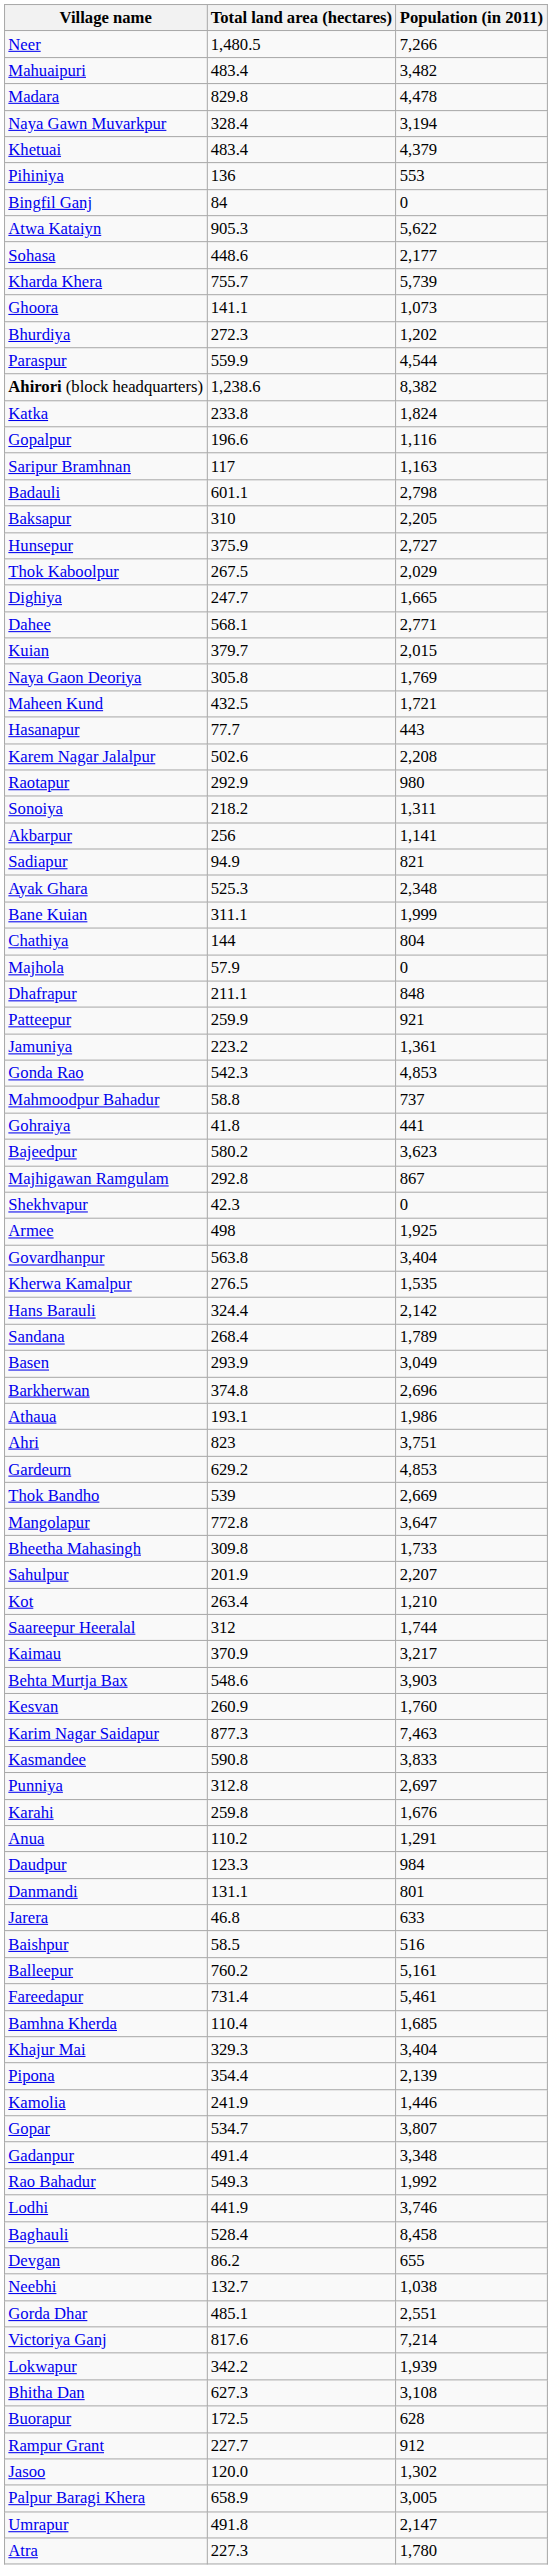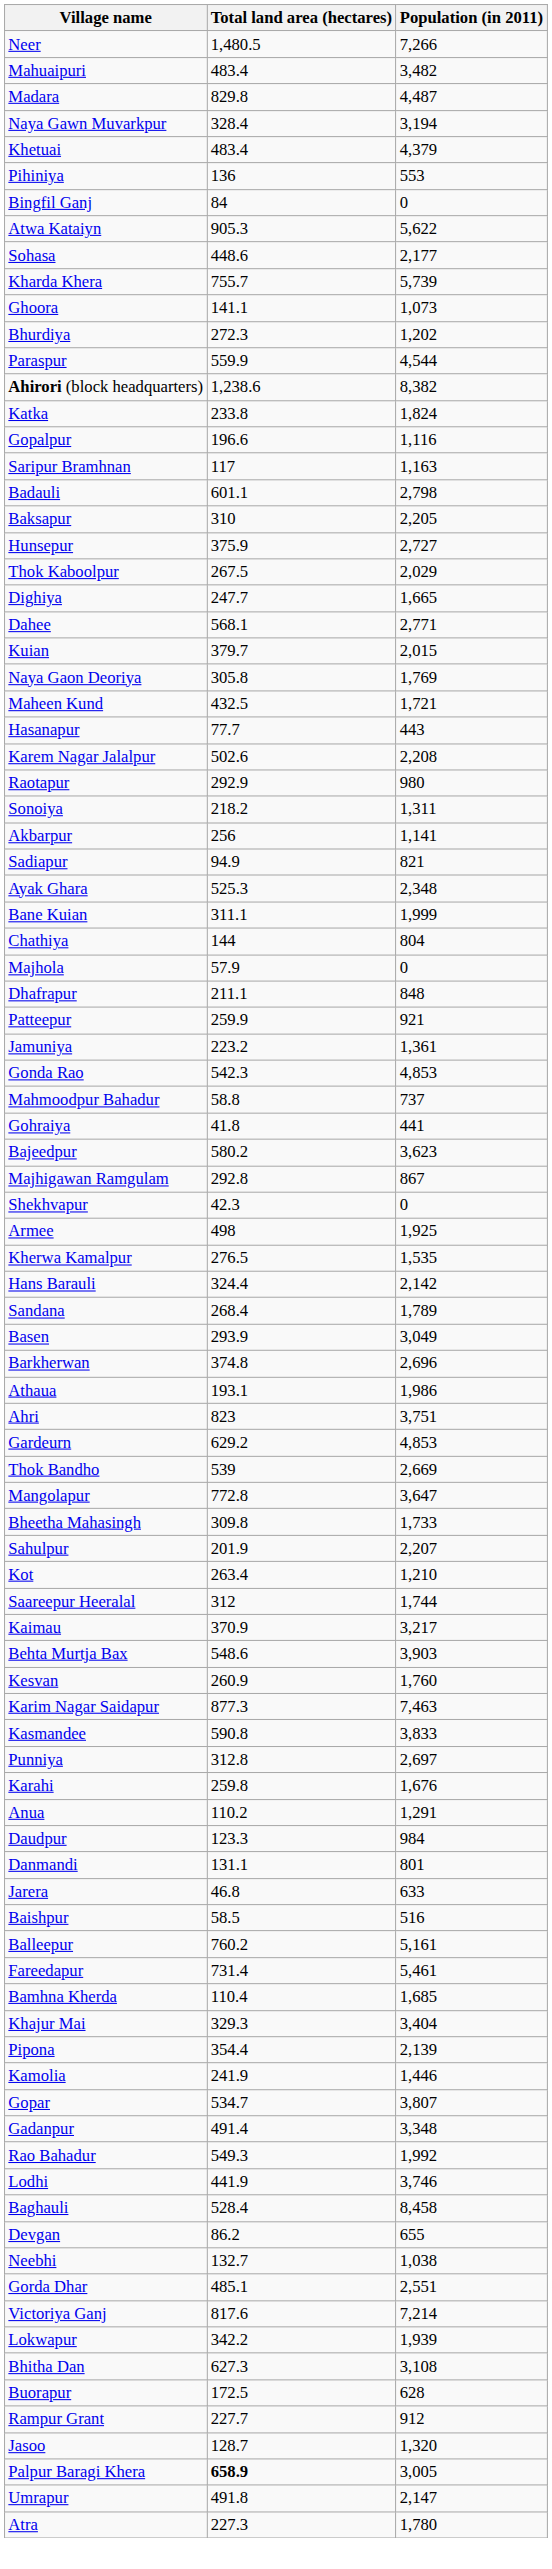(418, 96) 4,478 -> (418, 96) 4,487
- row: (56, 1258)
(229, 2471) 120.0 -> (229, 2445) 128.7
(418, 2471) 1,302 -> (418, 2445) 1,320
(229, 2498) normal -> (229, 2471) bold
